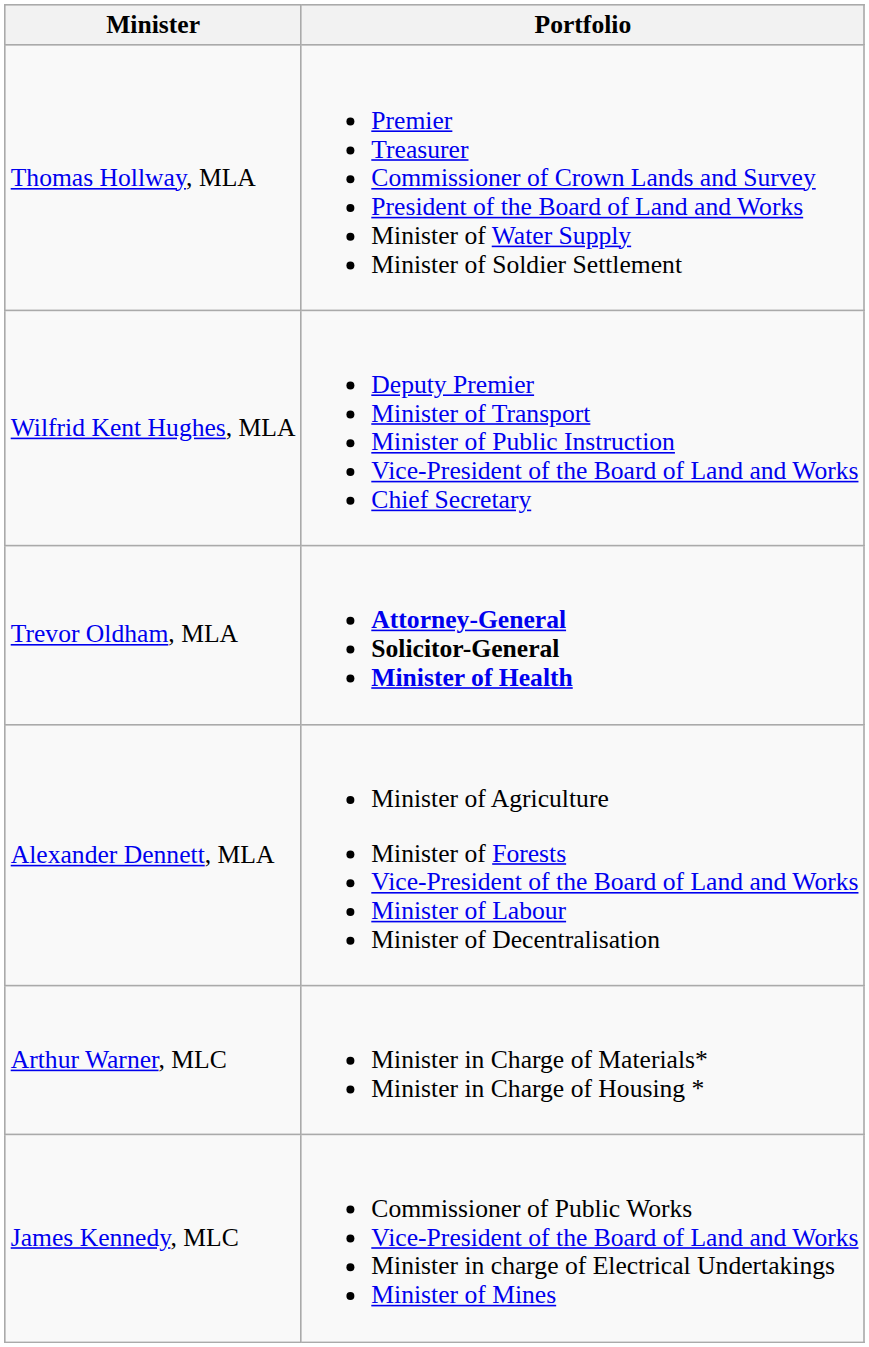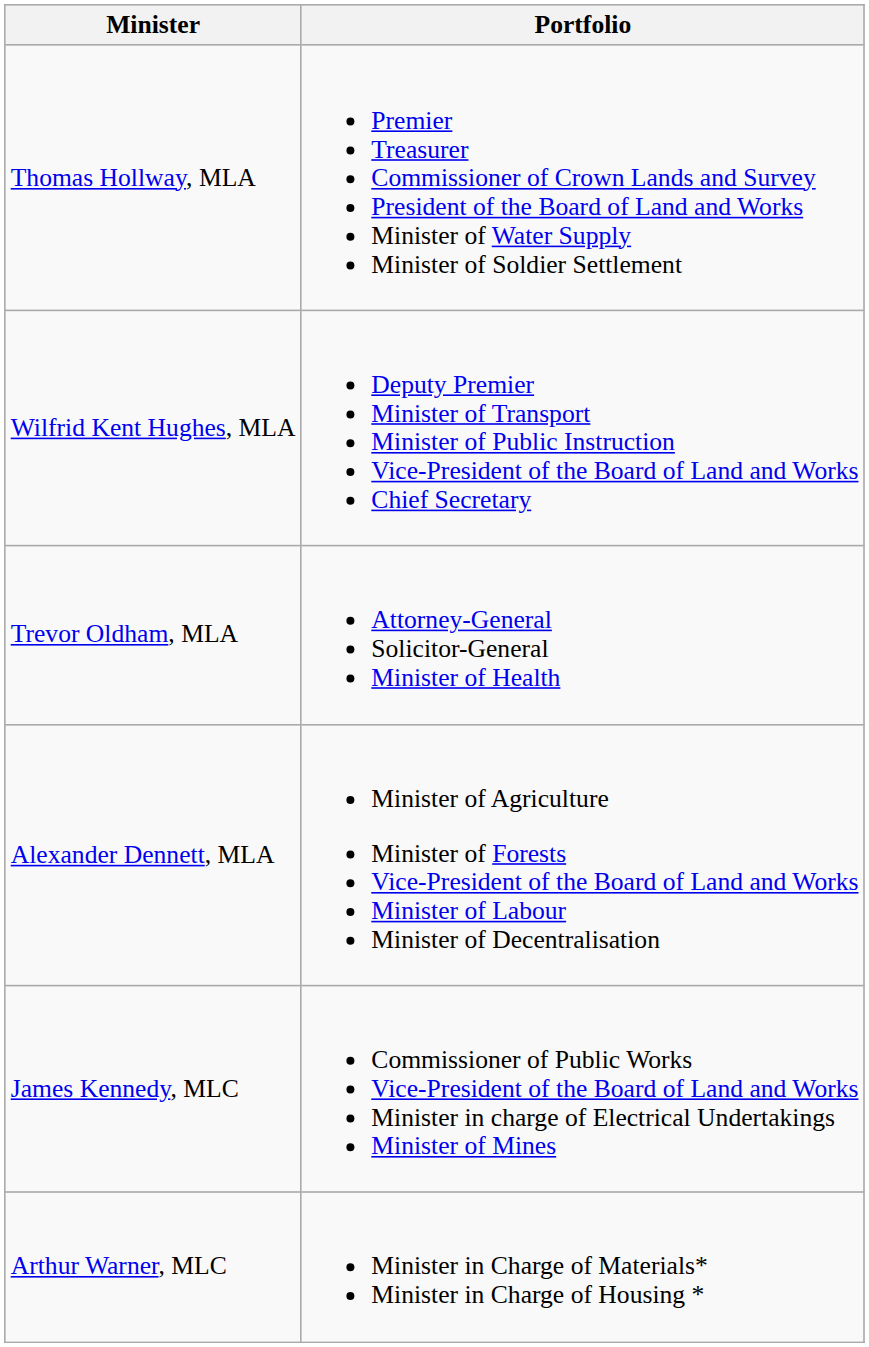(583, 649) bold -> (583, 649) normal
rows swapped: (125, 1238) <-> (119, 1059)
